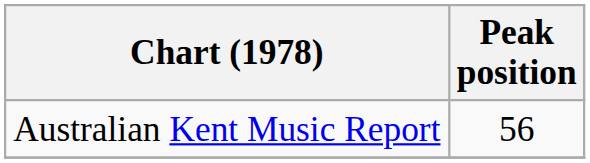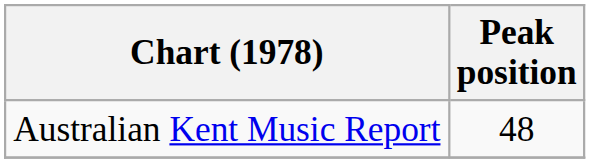(517, 128) 56 -> (517, 128) 48
